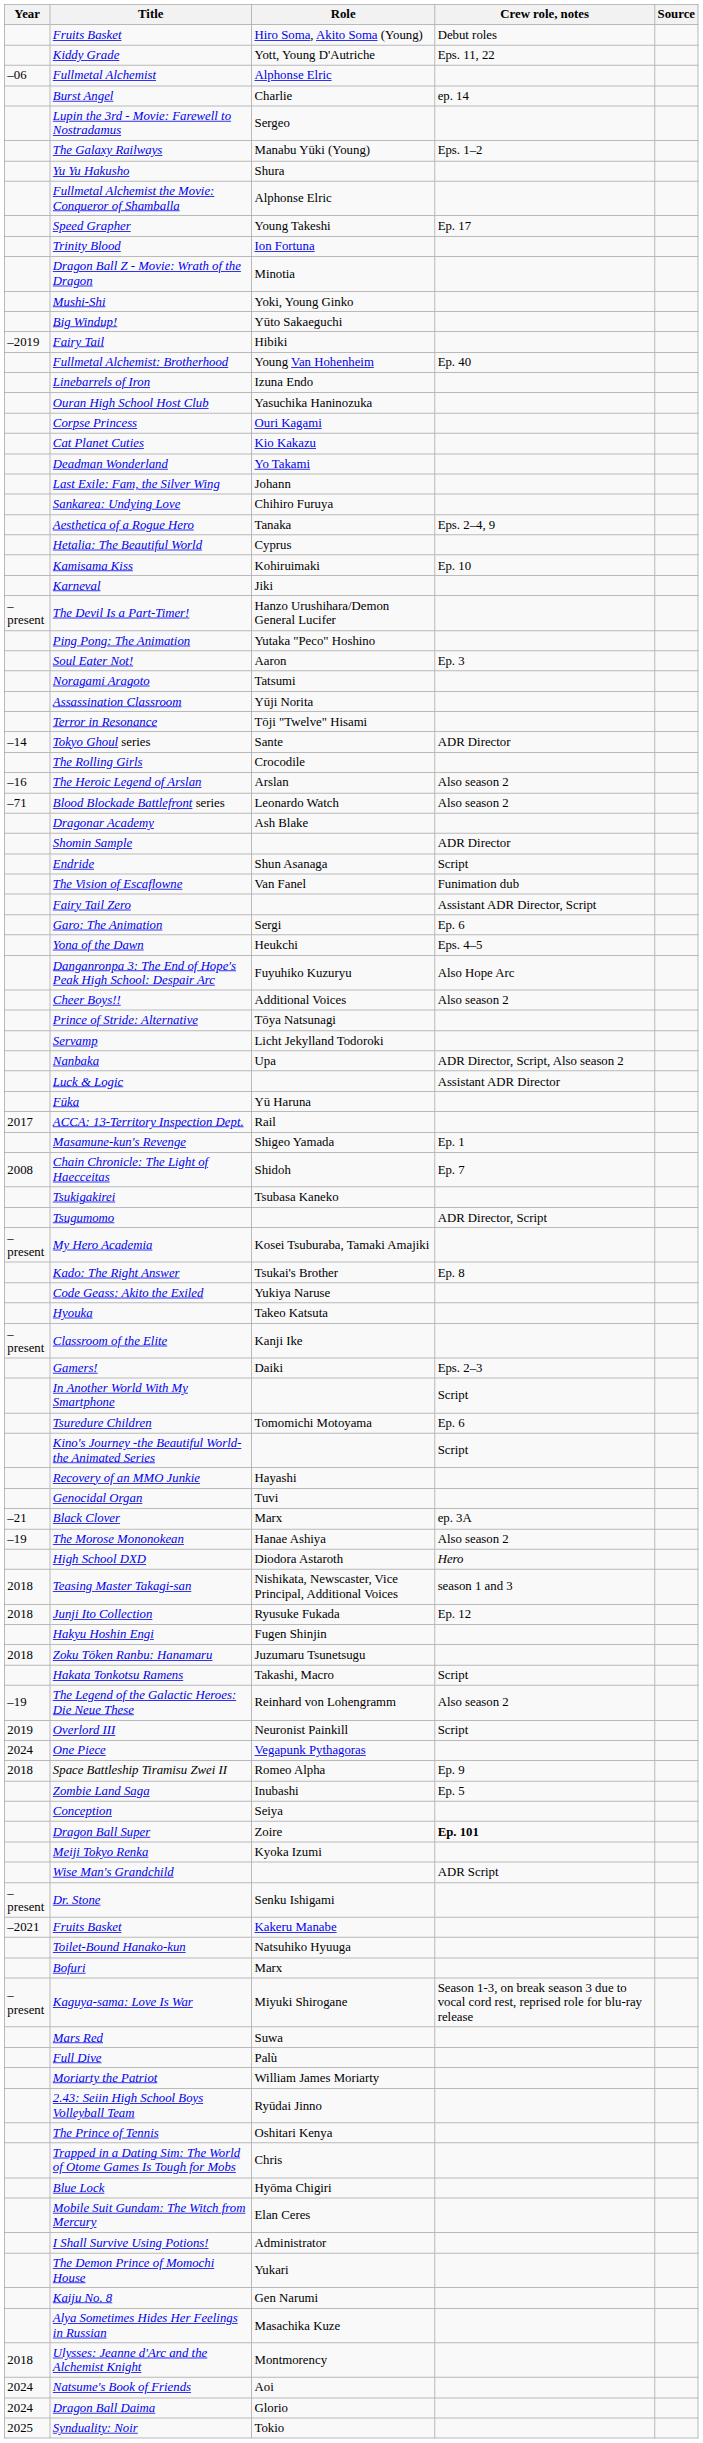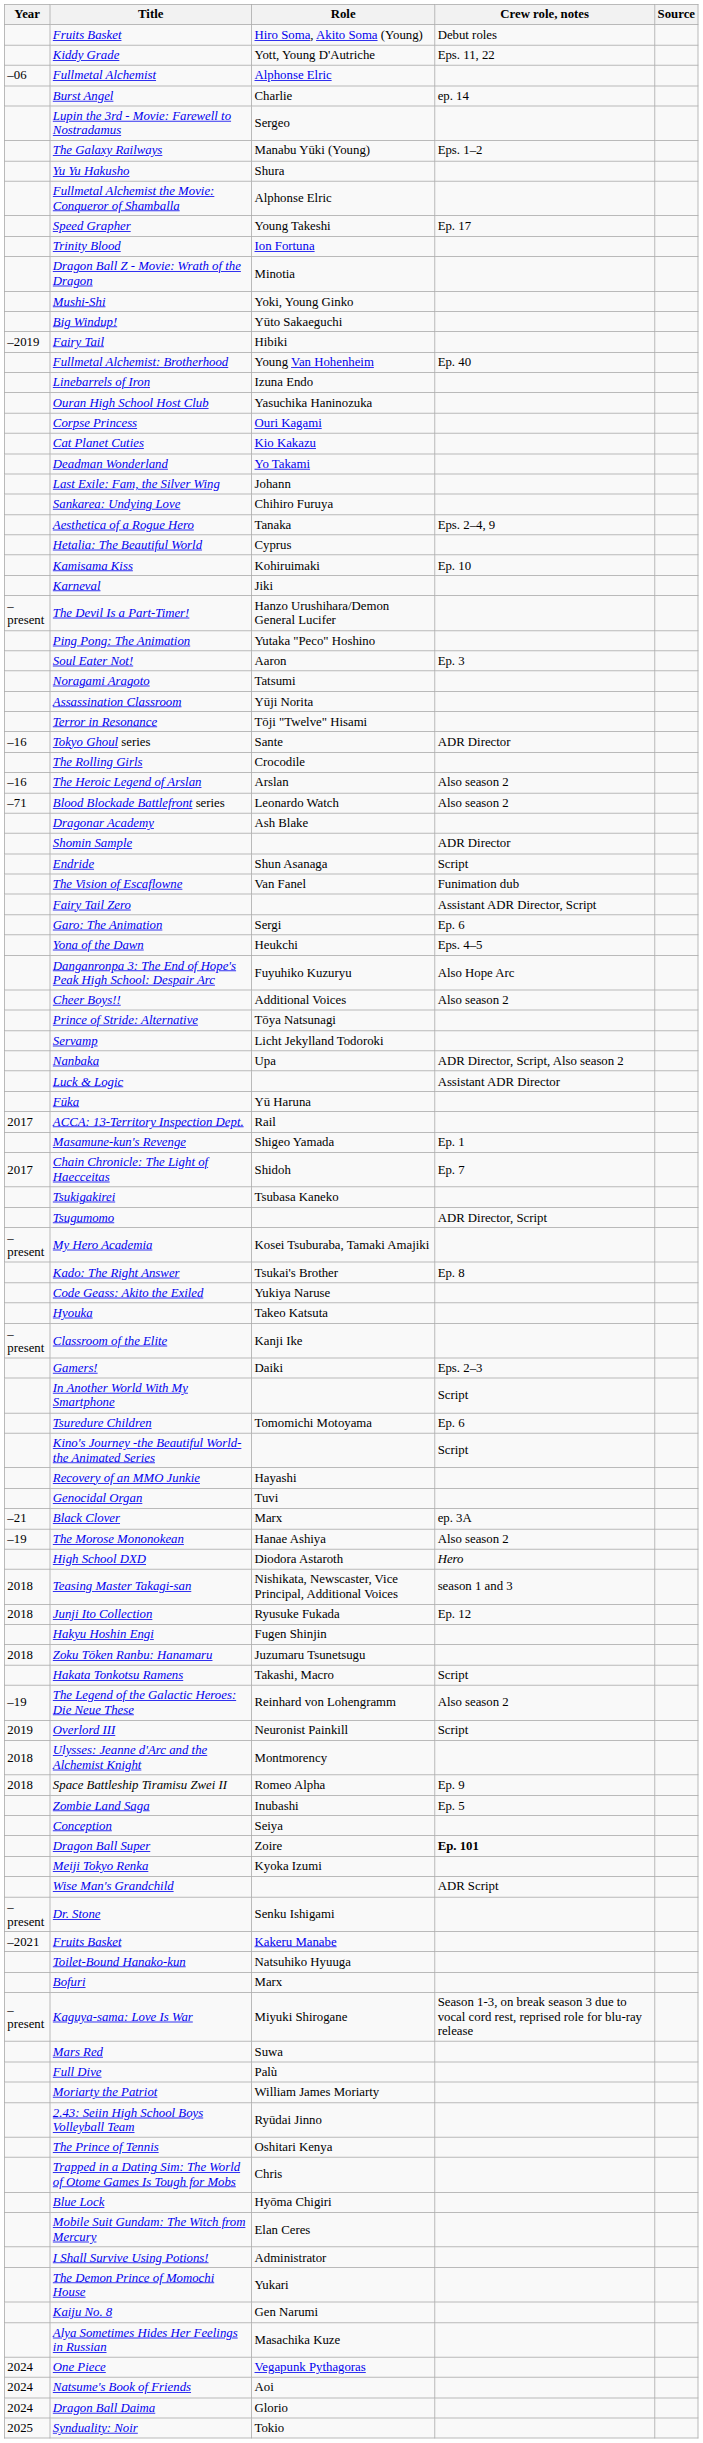(17, 742) –14 -> (17, 742) –16
(20, 1169) 2008 -> (20, 1169) 2017
rows swapped: (130, 2360) <-> (79, 1750)
